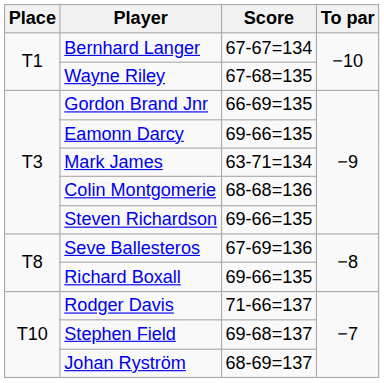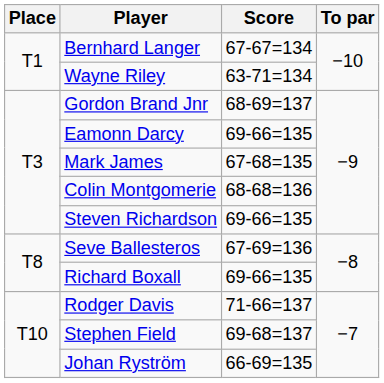(269, 76) 67-68=135 -> (269, 76) 63-71=134
(269, 104) 66-69=135 -> (269, 104) 68-69=137
(269, 162) 63-71=134 -> (269, 162) 67-68=135
(269, 362) 68-69=137 -> (269, 362) 66-69=135
